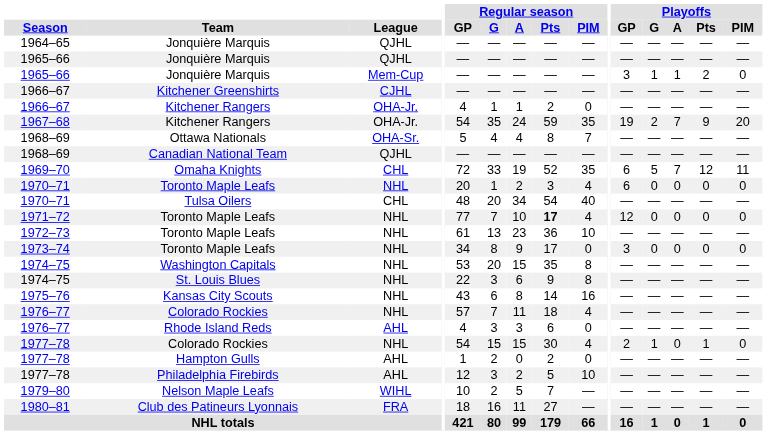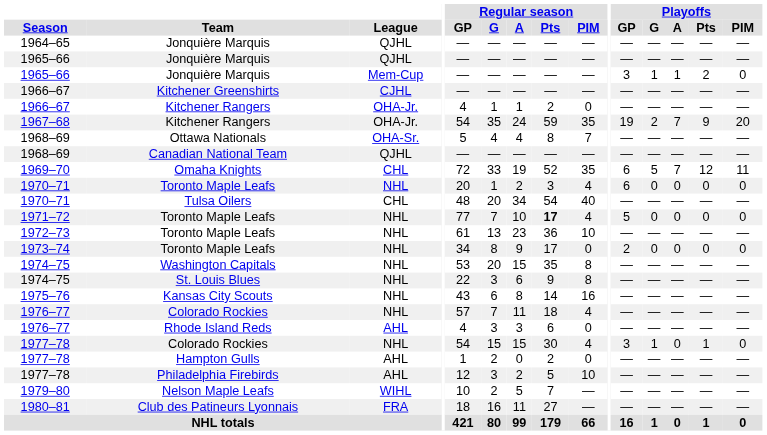(627, 217) 12 -> (627, 217) 5
(627, 249) 3 -> (627, 249) 2
(627, 343) 2 -> (627, 343) 3
